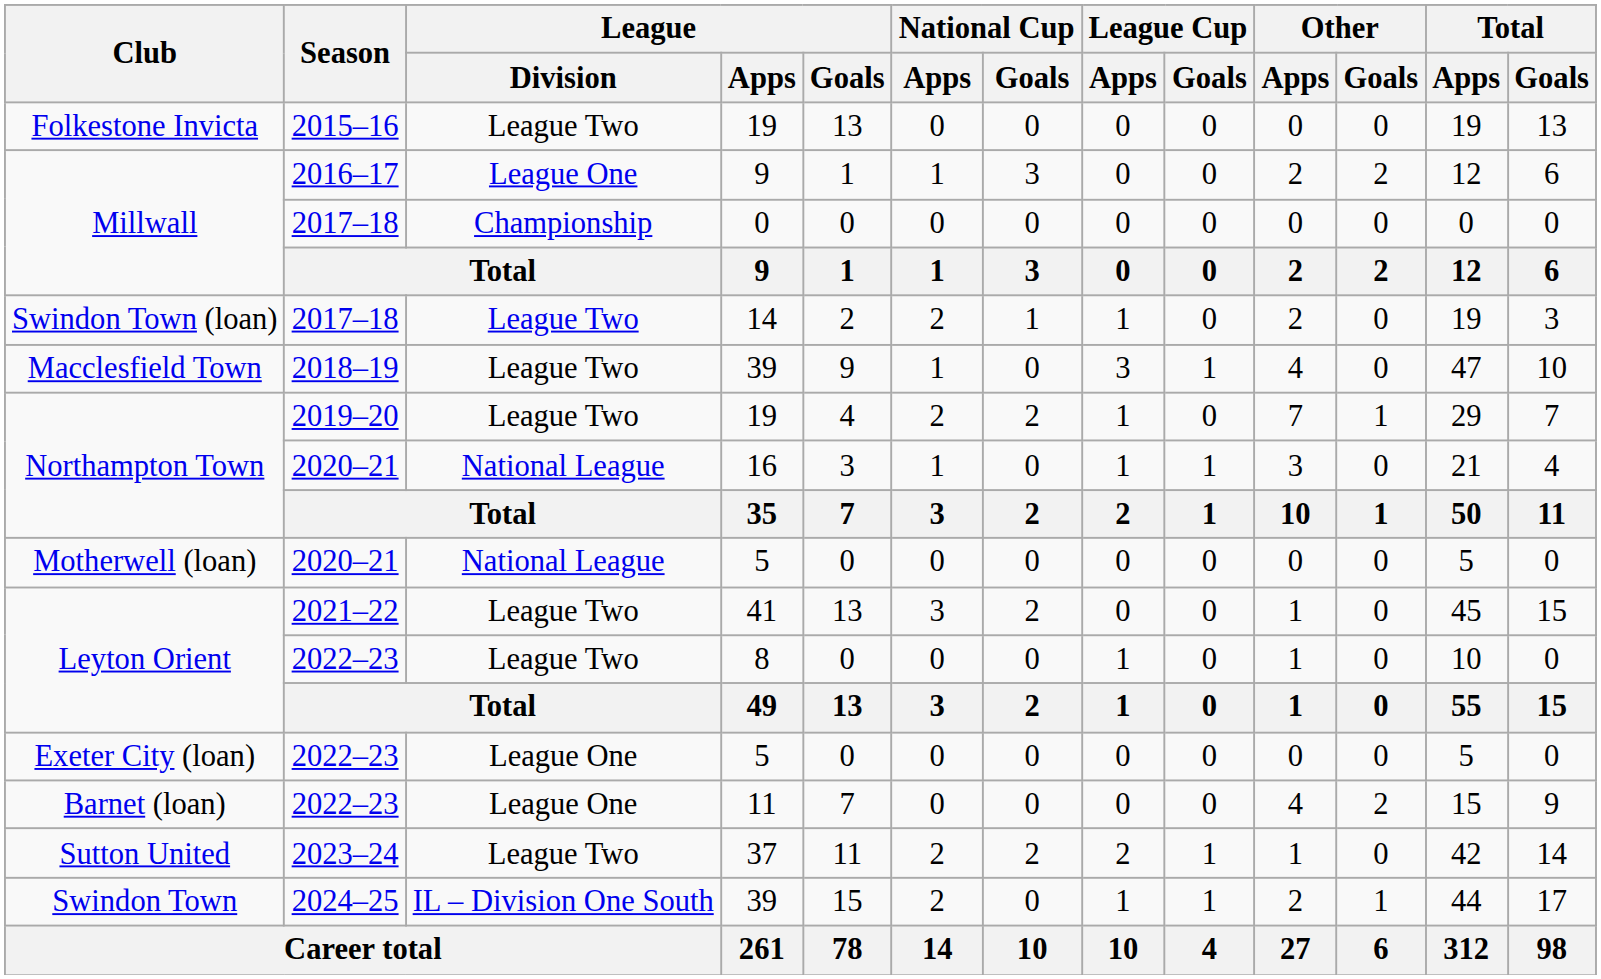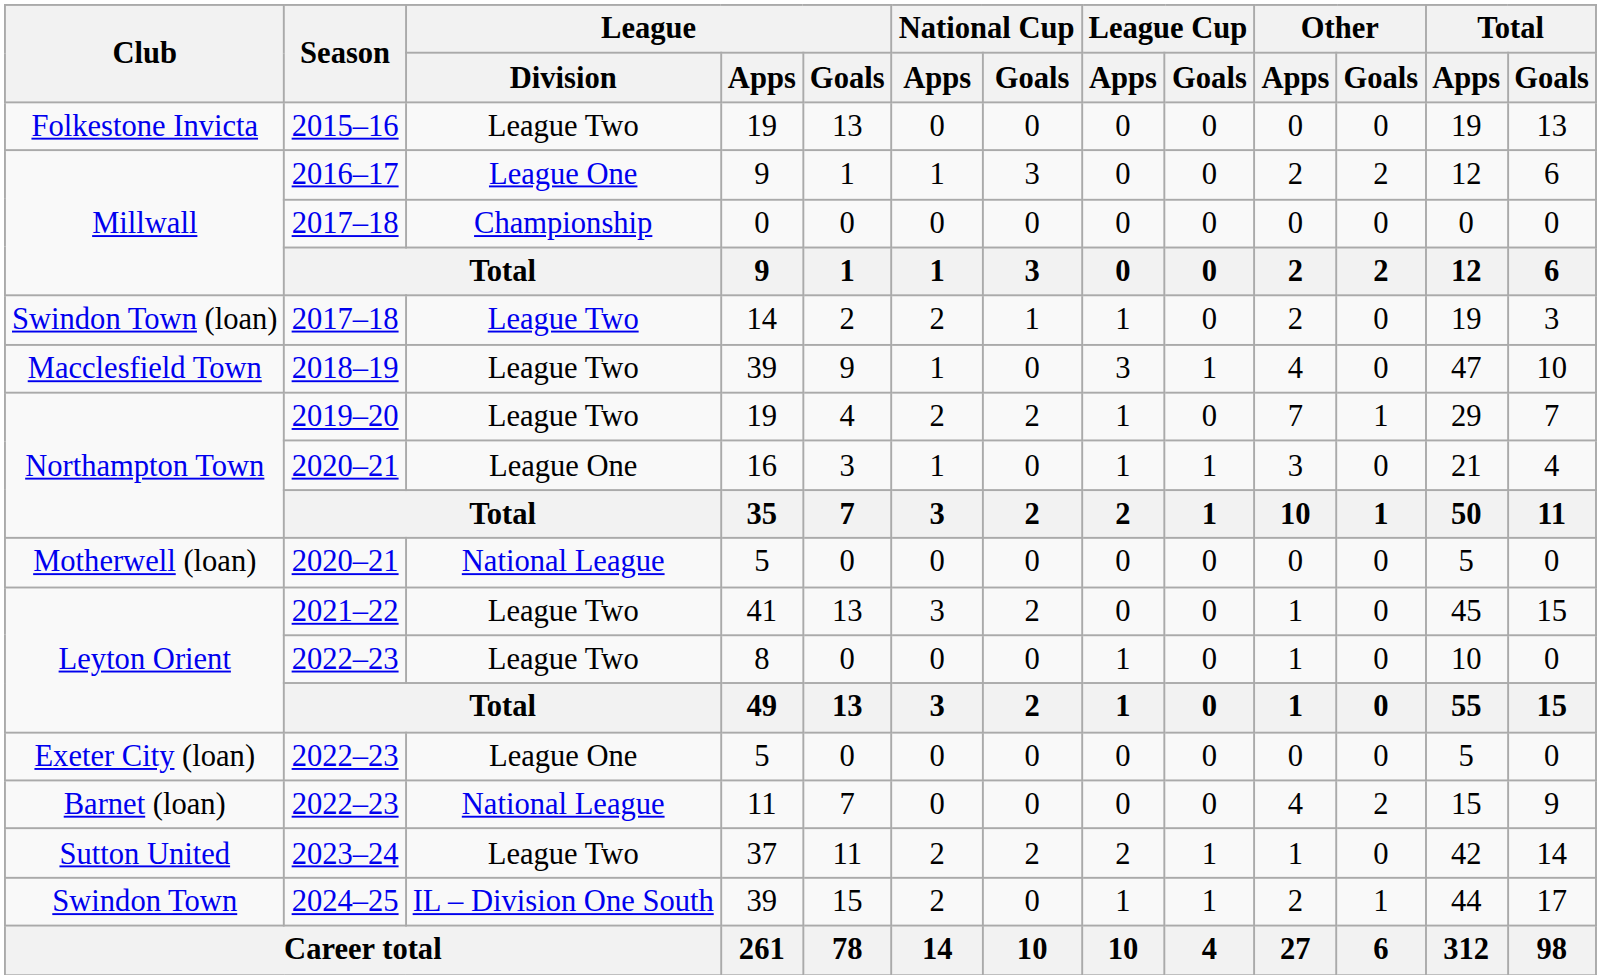(563, 464) National League -> (563, 464) League One
(563, 804) League One -> (563, 804) National League
